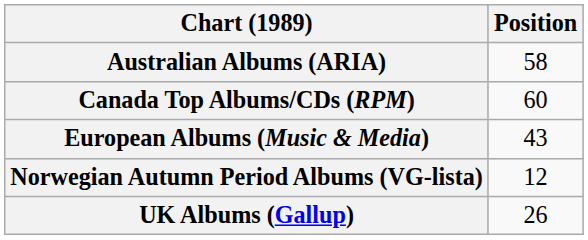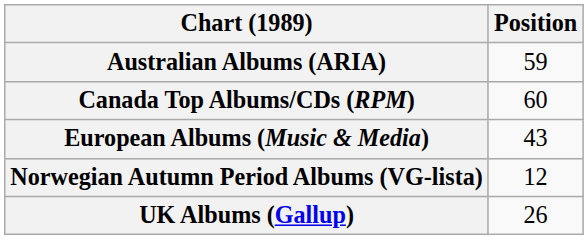(536, 61) 58 -> (536, 61) 59
